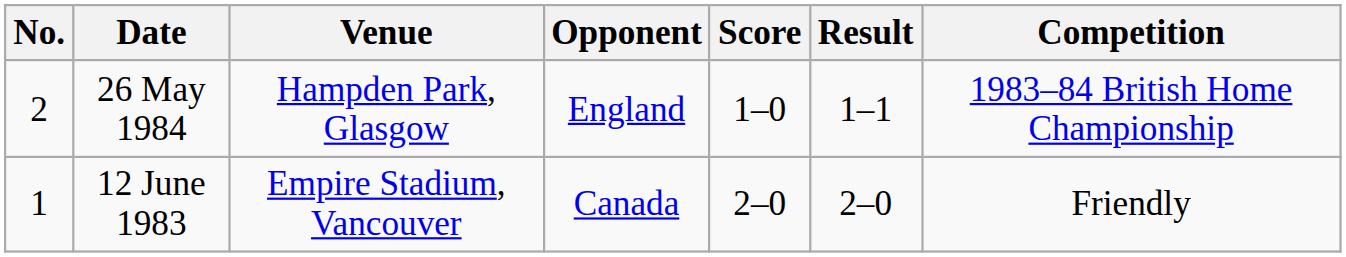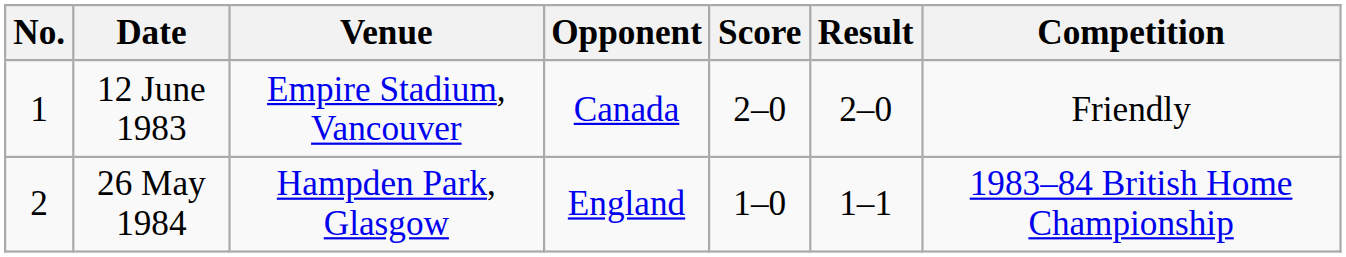rows swapped: (151, 203) <-> (151, 108)
